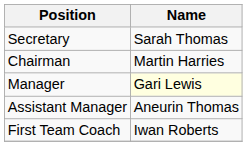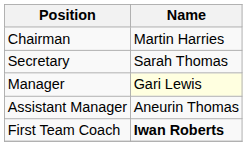rows swapped: (39, 61) <-> (39, 38)
(176, 130) normal -> (179, 130) bold
